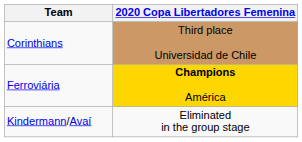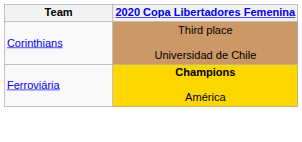- row: (49, 121)
